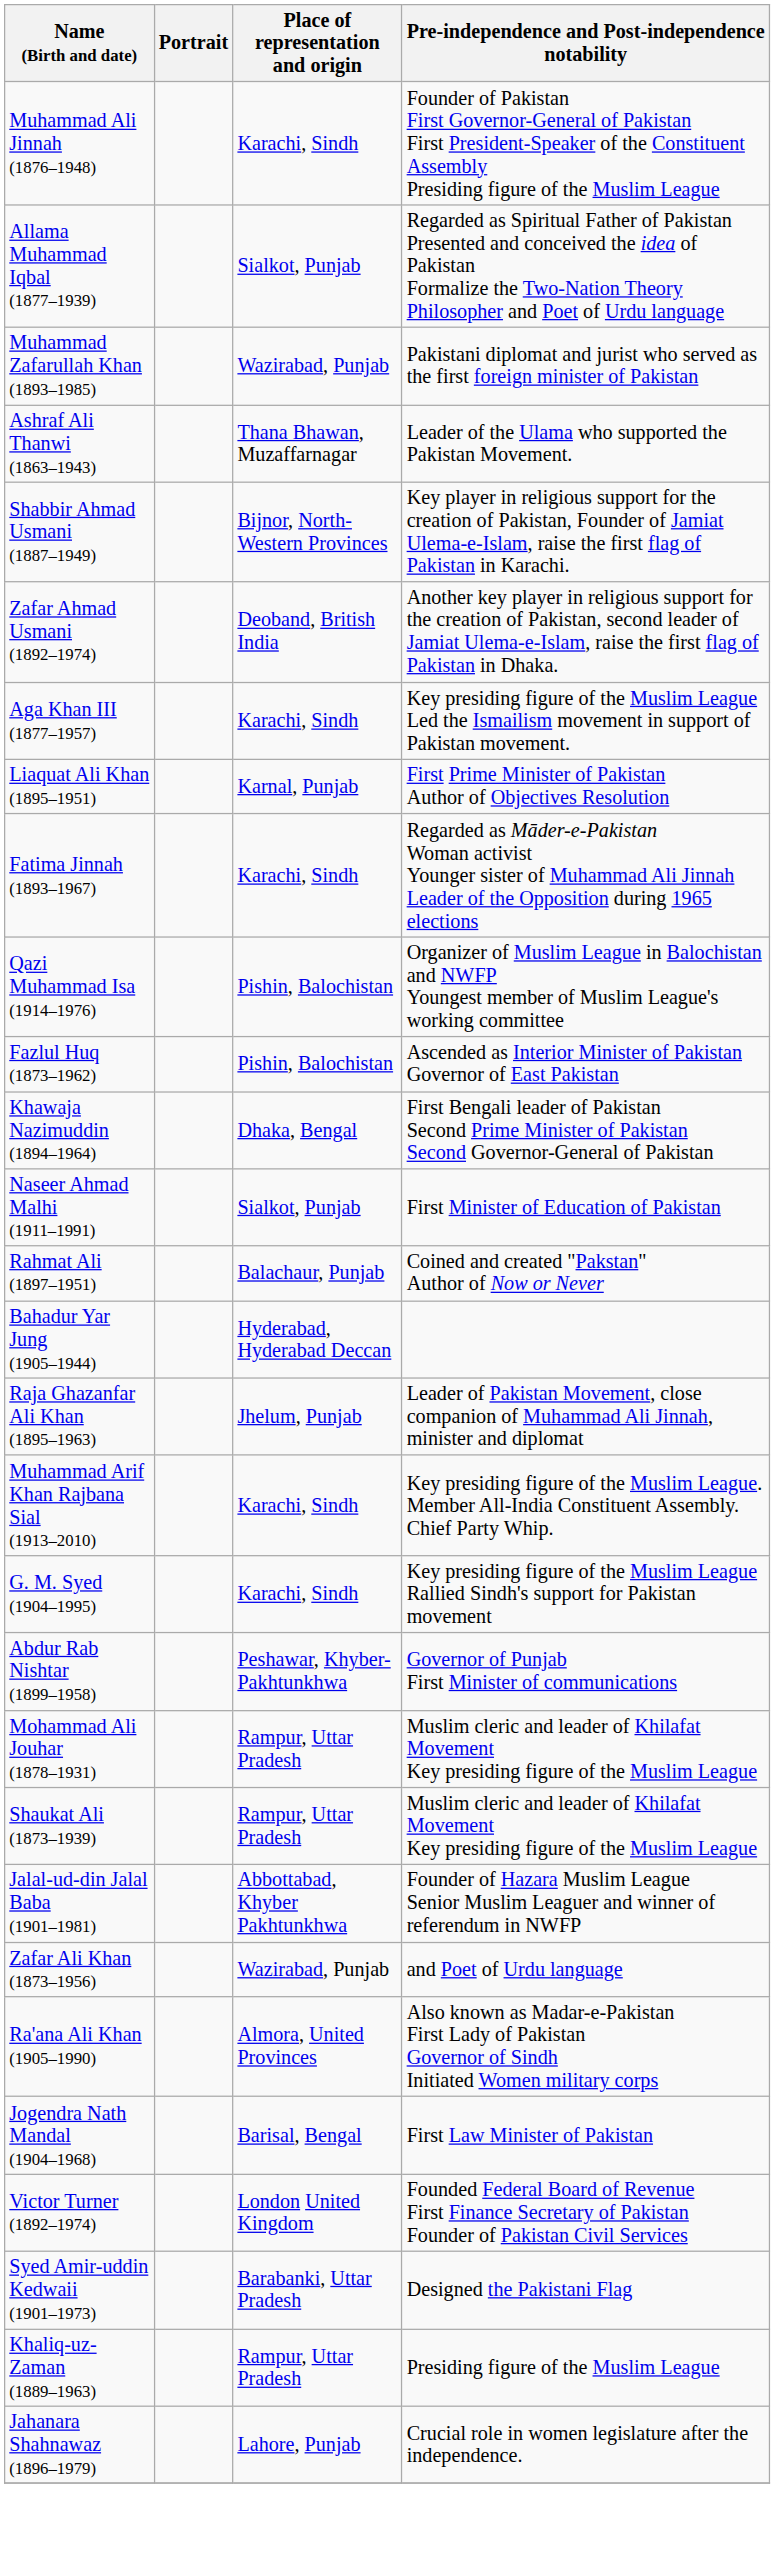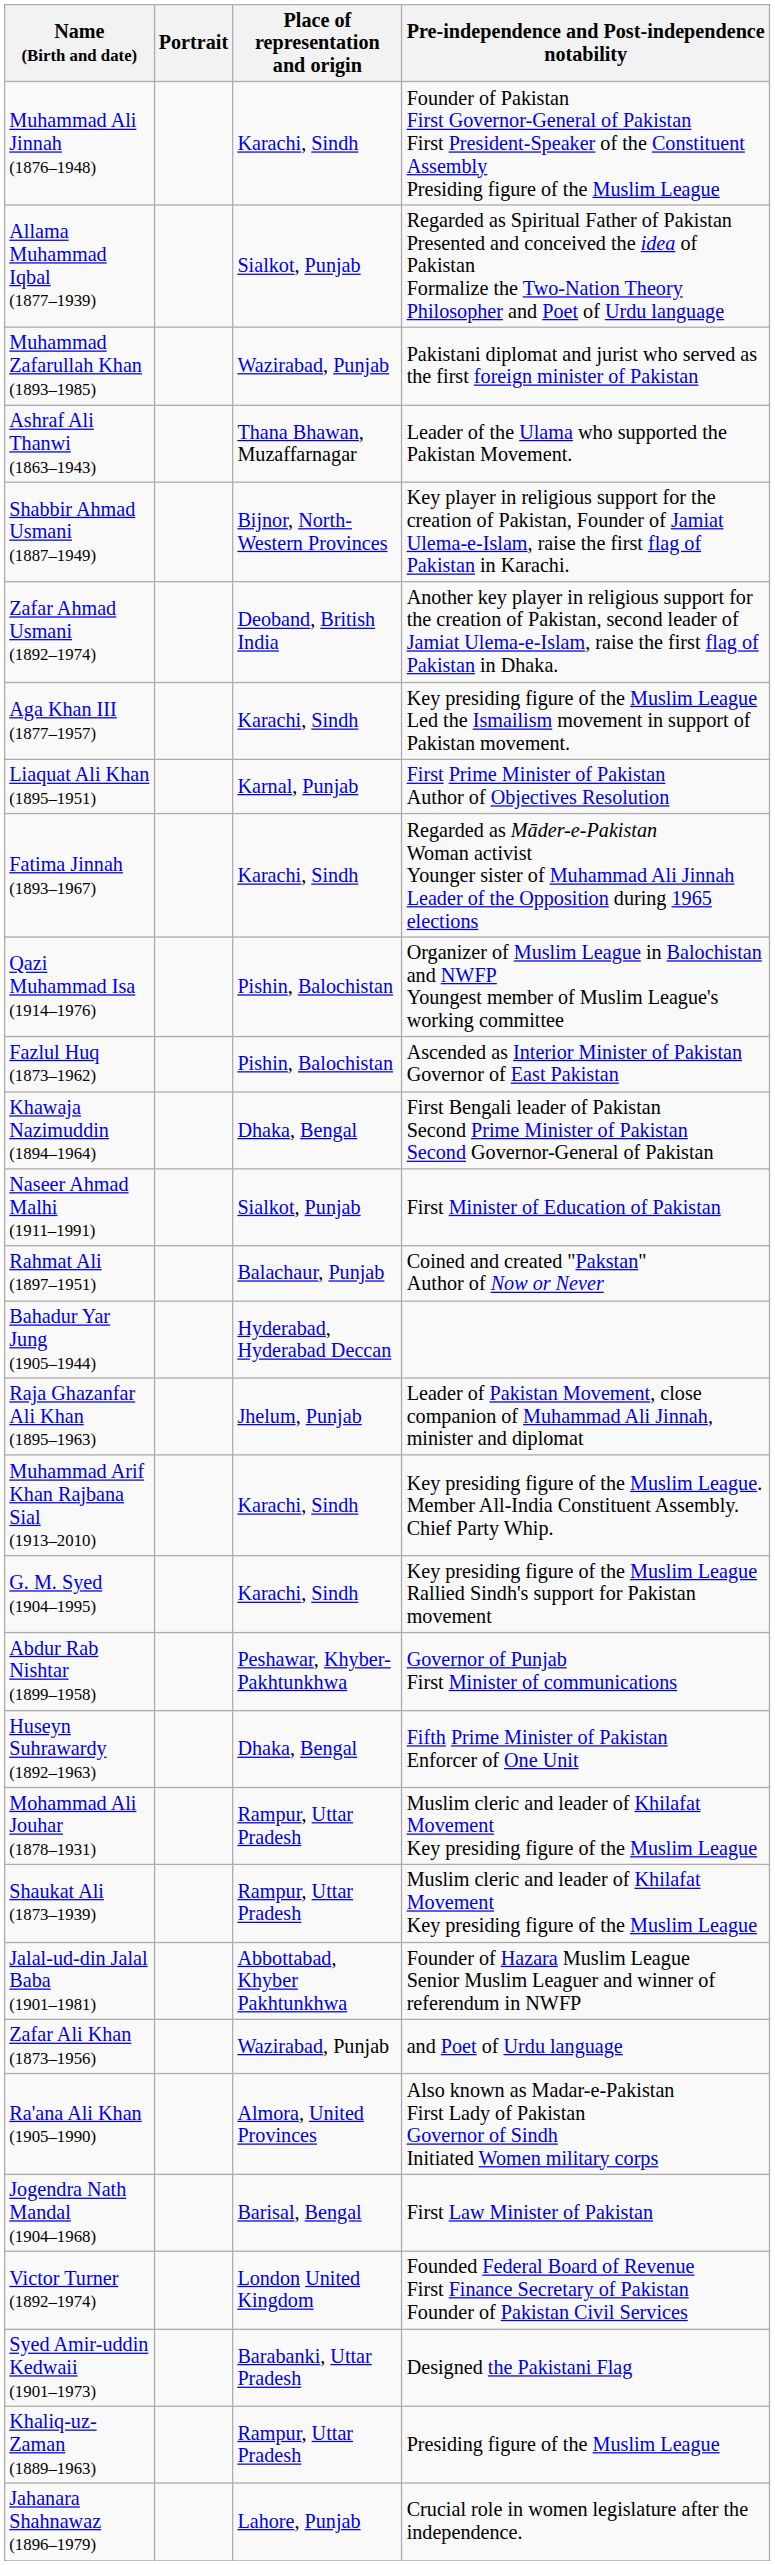+ row: (58, 1748)
